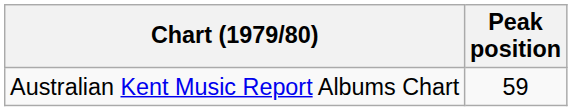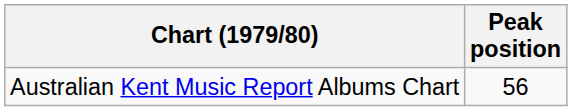(516, 86) 59 -> (516, 86) 56
